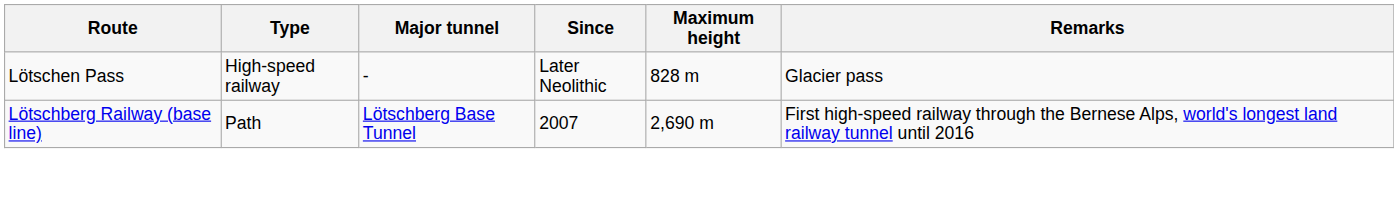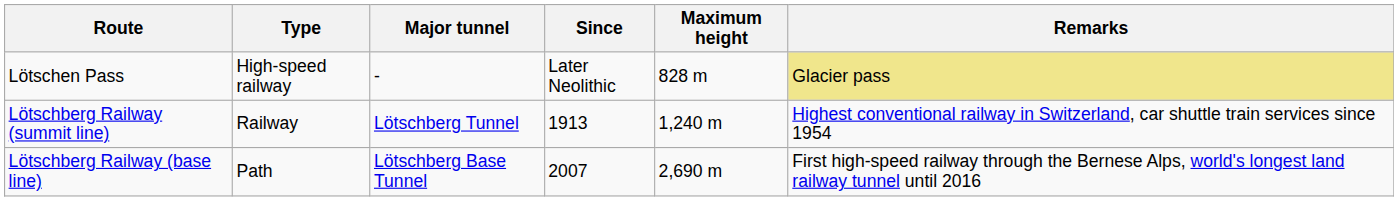(834, 76) no background -> (841, 76) khaki background
+ row: (85, 123)
